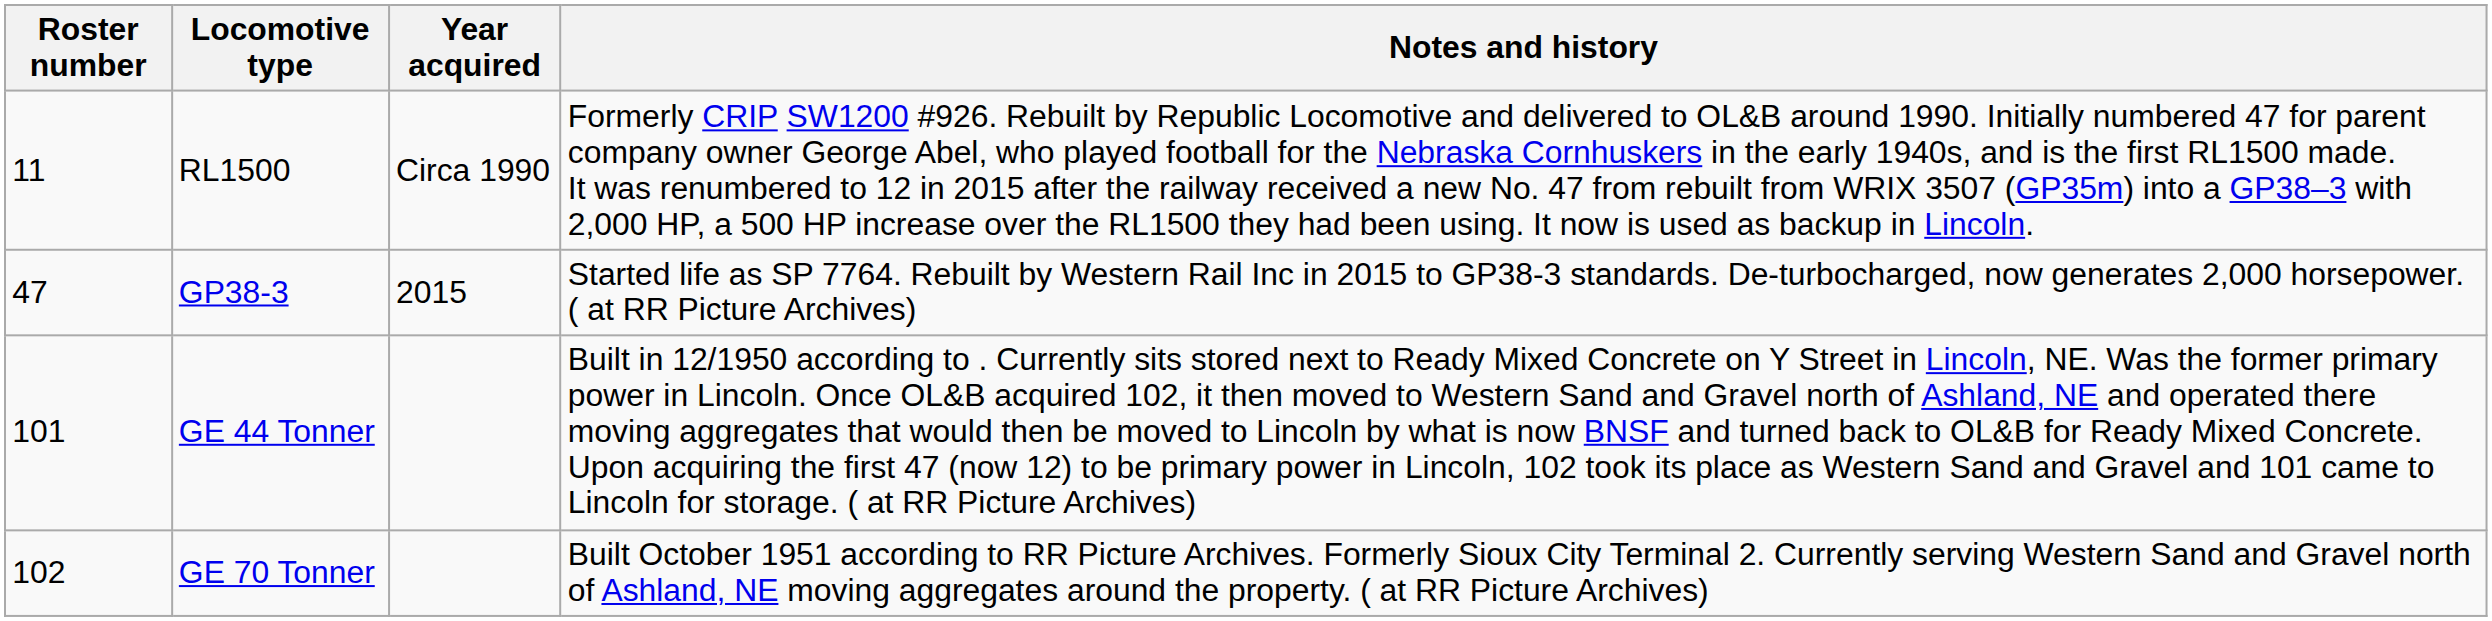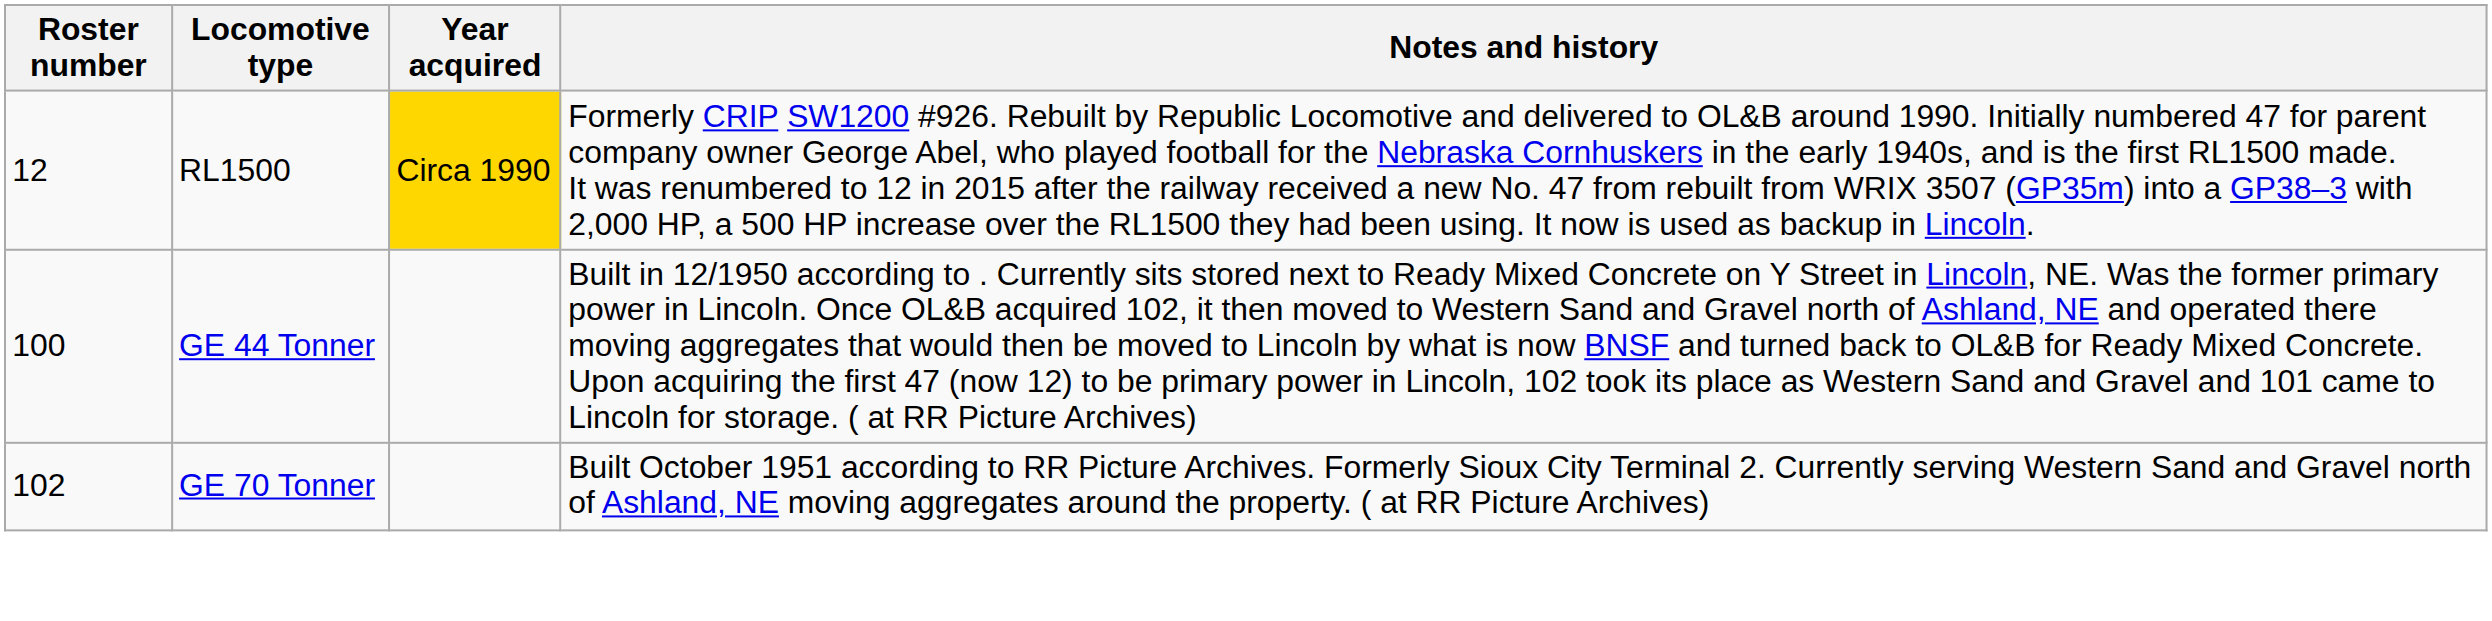(29, 169) 11 -> (30, 169) 12
(473, 169) no background -> (473, 169) gold background
- row: (234, 291)
(39, 431) 101 -> (39, 345) 100
